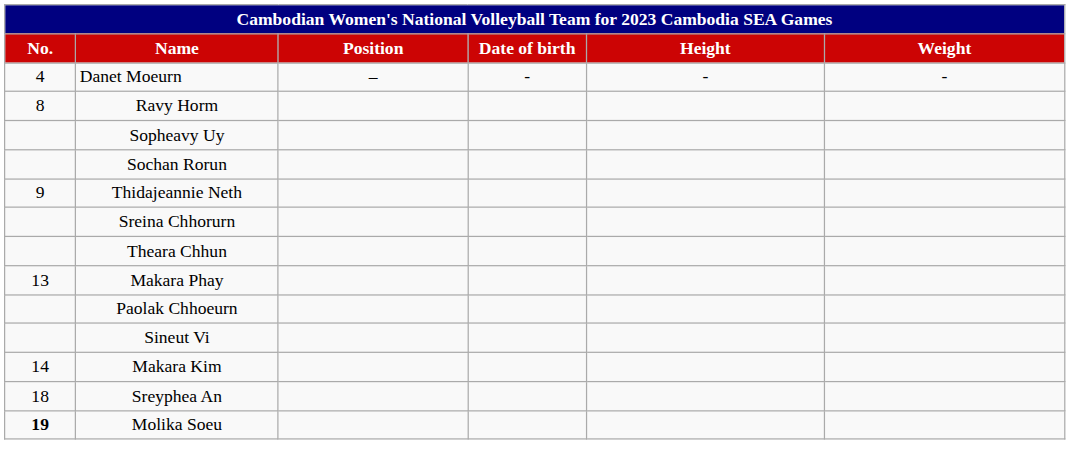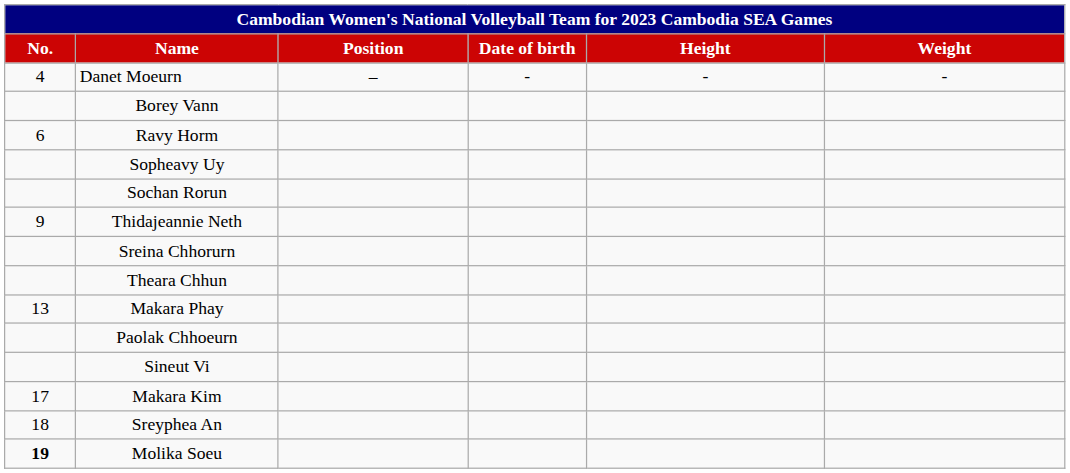+ row: (177, 106)
(40, 106) 8 -> (40, 135) 6
(40, 367) 14 -> (40, 396) 17
